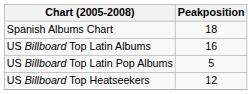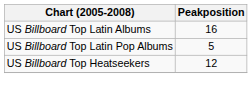- row: (60, 30)
